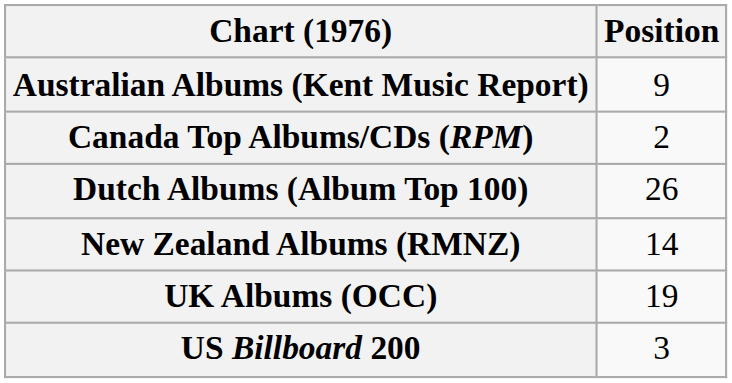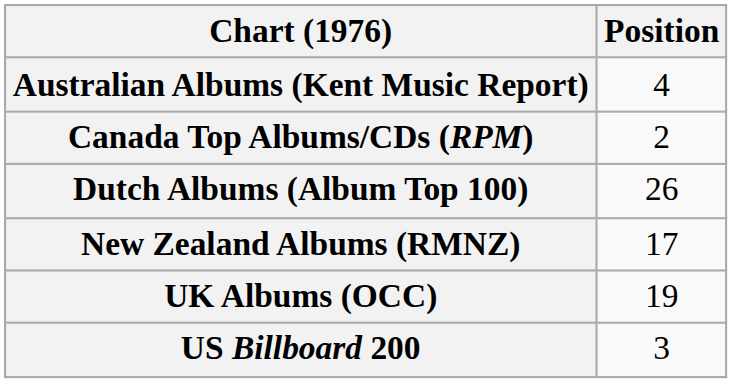(662, 84) 9 -> (662, 84) 4
(662, 243) 14 -> (662, 243) 17
